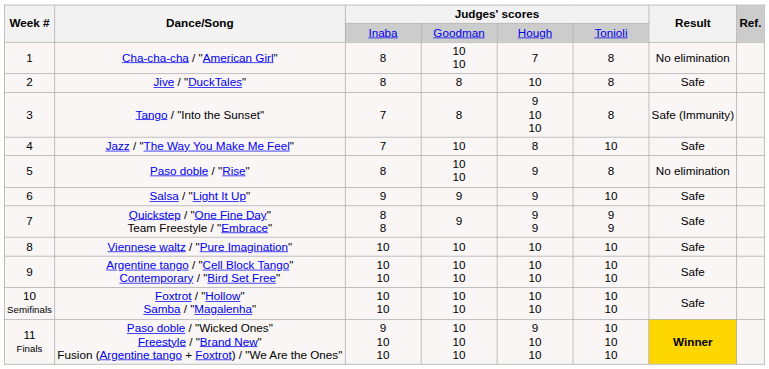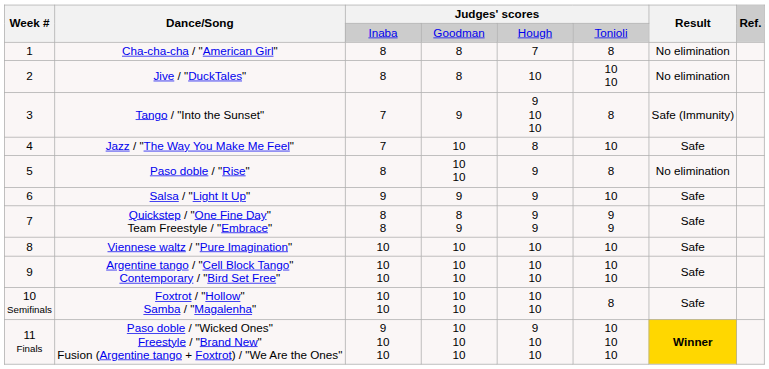(459, 58) 10 10 -> (459, 51) 8
(611, 83) 8 -> (611, 76) 10 10
(693, 83) Safe -> (693, 76) No elimination
(459, 114) 8 -> (459, 114) 9
(459, 221) 9 -> (459, 221) 8 9
(611, 303) 10 10 -> (611, 303) 8
